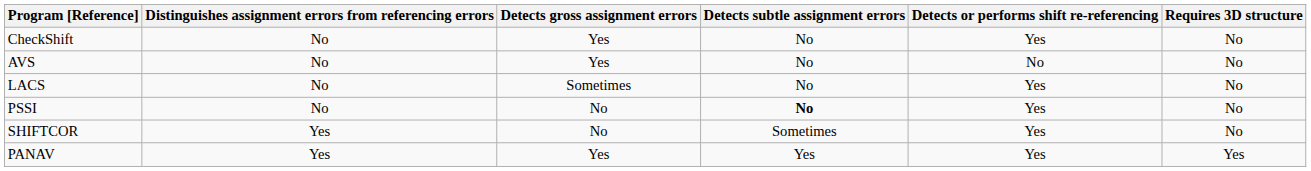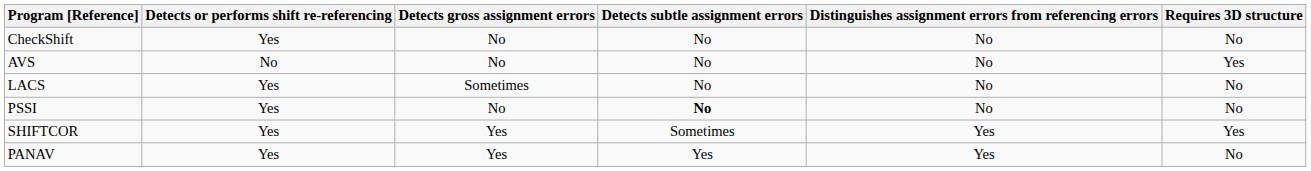columns swapped: (1035, 16) <-> (320, 16)
(599, 39) Yes -> (497, 39) No
(599, 62) Yes -> (497, 62) No
(1234, 62) No -> (1234, 62) Yes
(599, 131) No -> (497, 131) Yes
(1234, 131) No -> (1234, 131) Yes
(1234, 154) Yes -> (1234, 154) No
